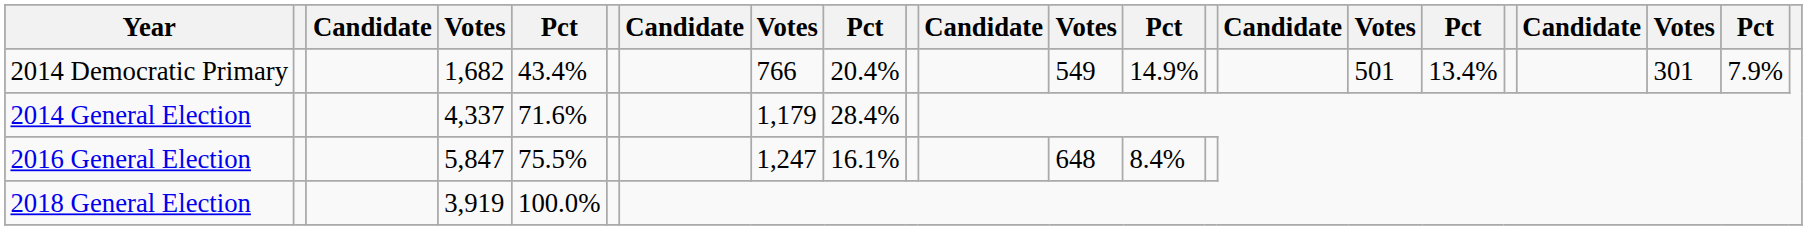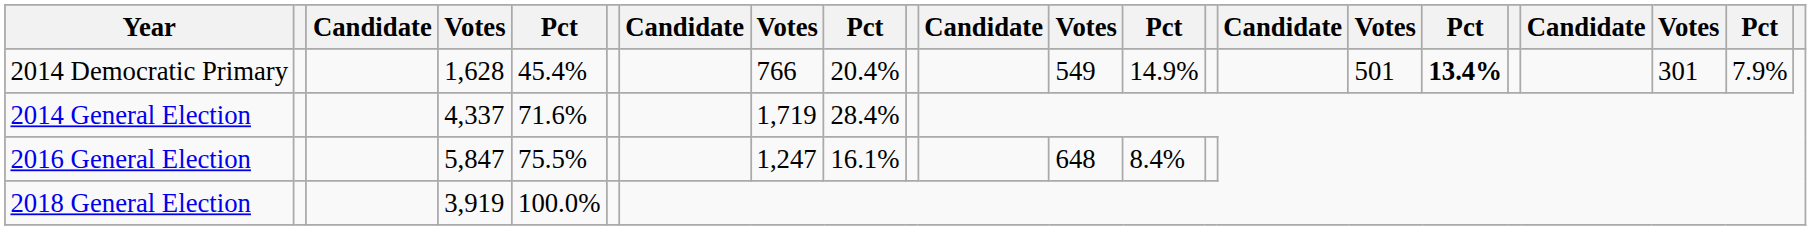(474, 70) 1,682 -> (474, 70) 1,628
(553, 70) 43.4% -> (553, 70) 45.4%
(1463, 70) normal -> (1465, 70) bold
(787, 114) 1,179 -> (787, 114) 1,719
